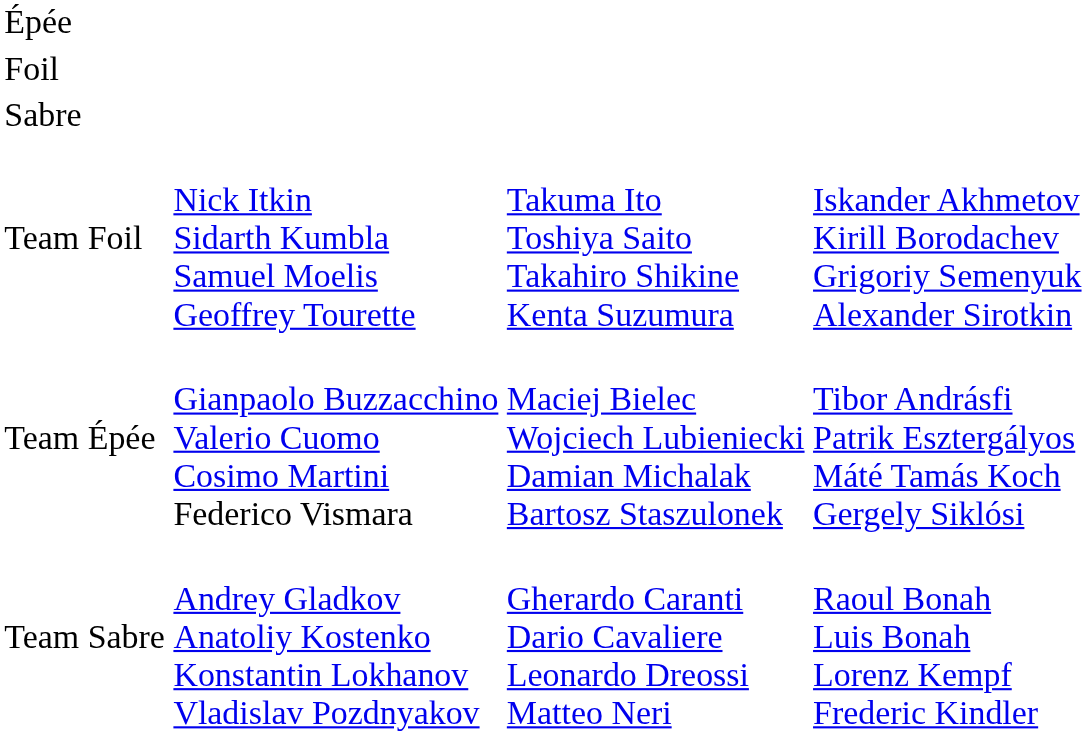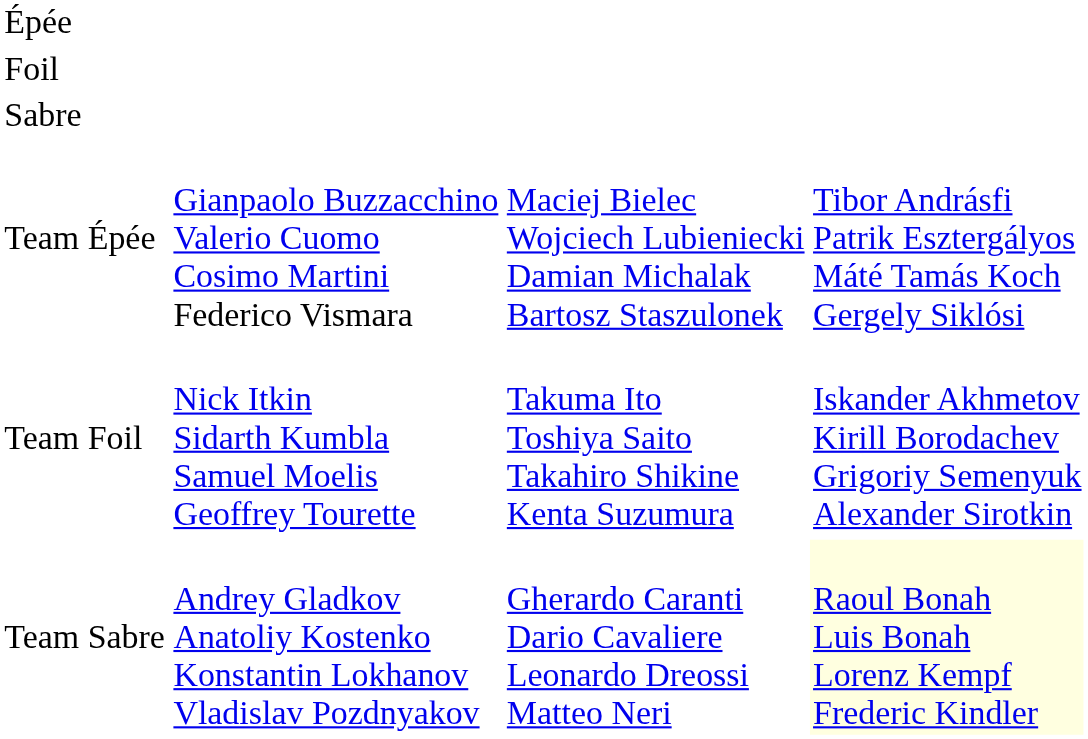rows swapped: (80, 437) <-> (73, 238)
(926, 655) no background -> (926, 655) lightyellow background
